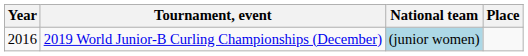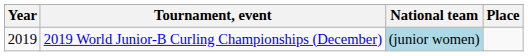(22, 39) 2016 -> (22, 39) 2019
